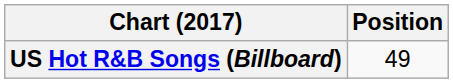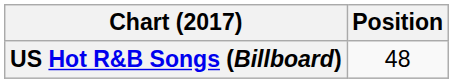(398, 59) 49 -> (398, 59) 48
